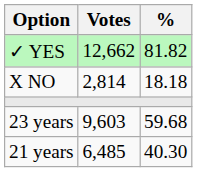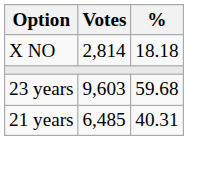- row: (37, 51)
(166, 151) 40.30 -> (157, 119) 40.31
